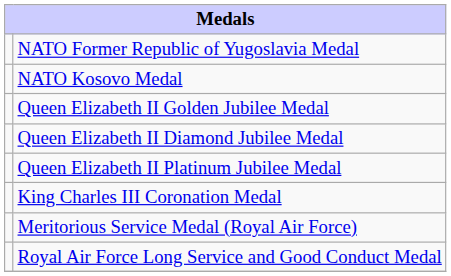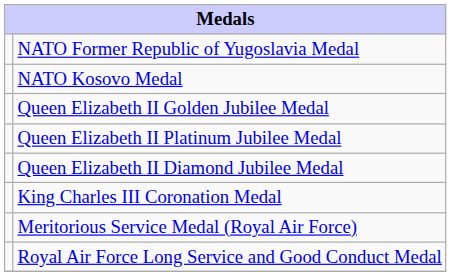rows swapped: (180, 138) <-> (179, 167)
